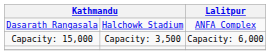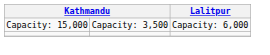- row: (52, 25)
